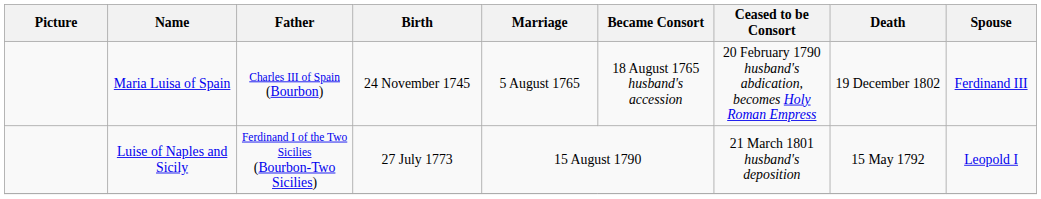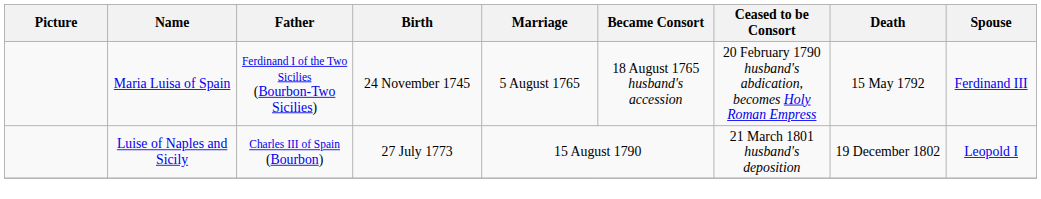(295, 84) Charles III of Spain (Bourbon) -> (295, 84) Ferdinand I of the Two Sicilies (Bourbon-Two Sicilies)
(888, 83) 19 December 1802 -> (888, 83) 15 May 1792
(295, 160) Ferdinand I of the Two Sicilies (Bourbon-Two Sicilies) -> (295, 152) Charles III of Spain (Bourbon)
(888, 159) 15 May 1792 -> (888, 151) 19 December 1802
